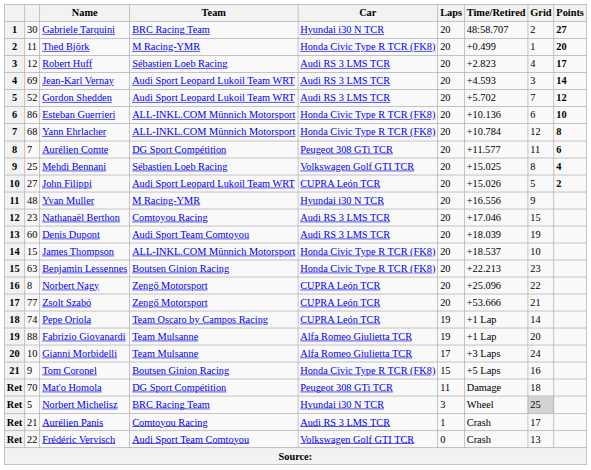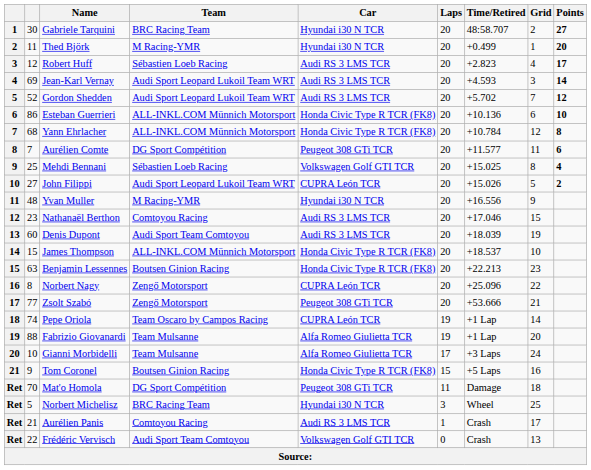(368, 47) Honda Civic Type R TCR (FK8) -> (342, 47) Hyundai i30 N TCR
(340, 302) CUPRA León TCR -> (347, 302) Peugeot 308 GTi TCR
(535, 405) lightgrey background -> (535, 405) no background
